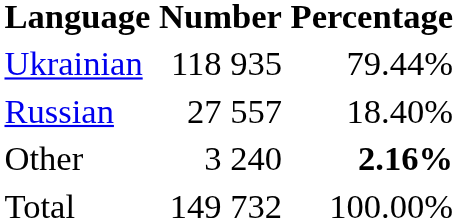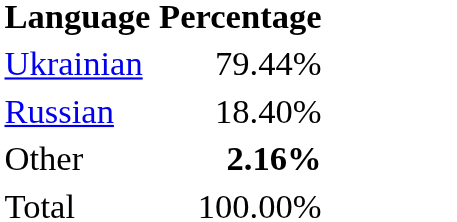- column: (221, 16)
